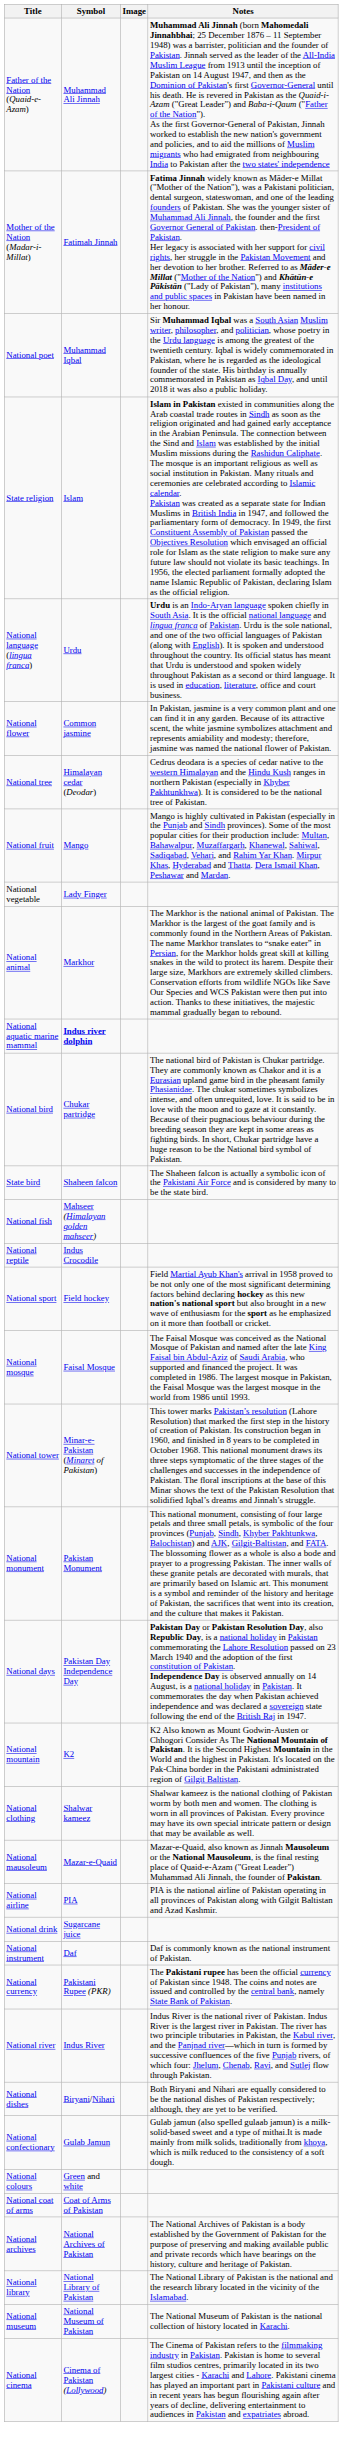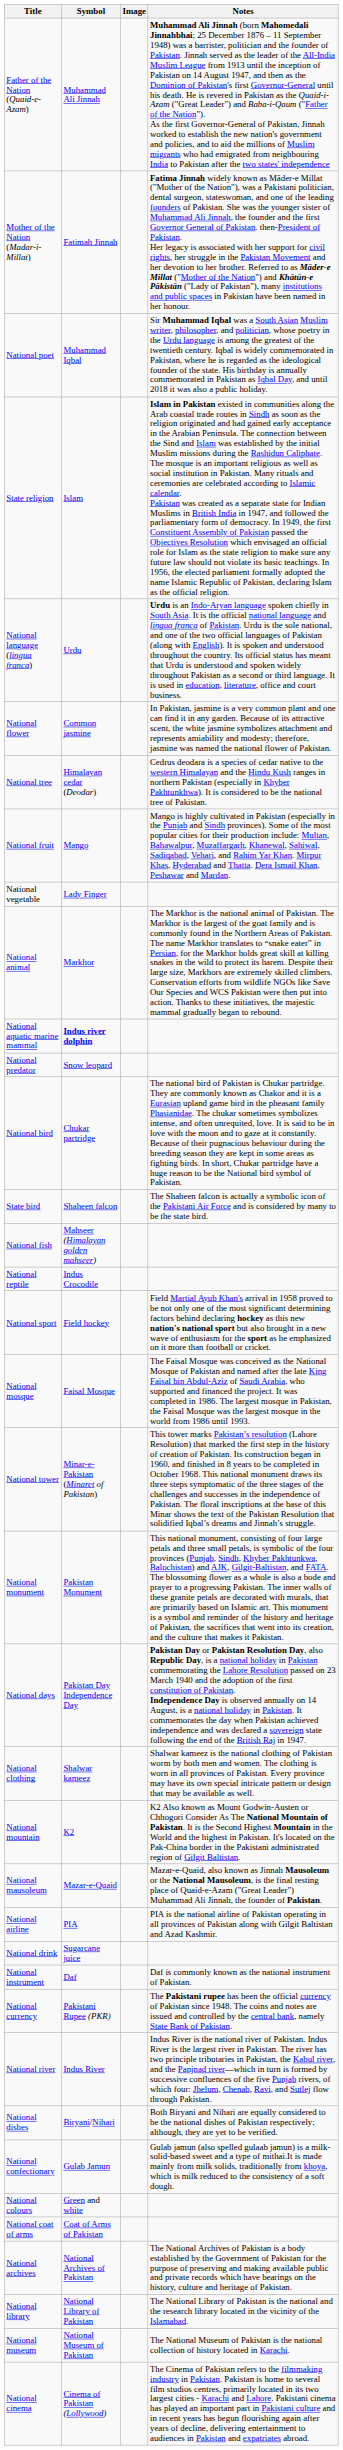+ row: (21, 1065)
rows swapped: (21, 1813) <-> (23, 1754)
